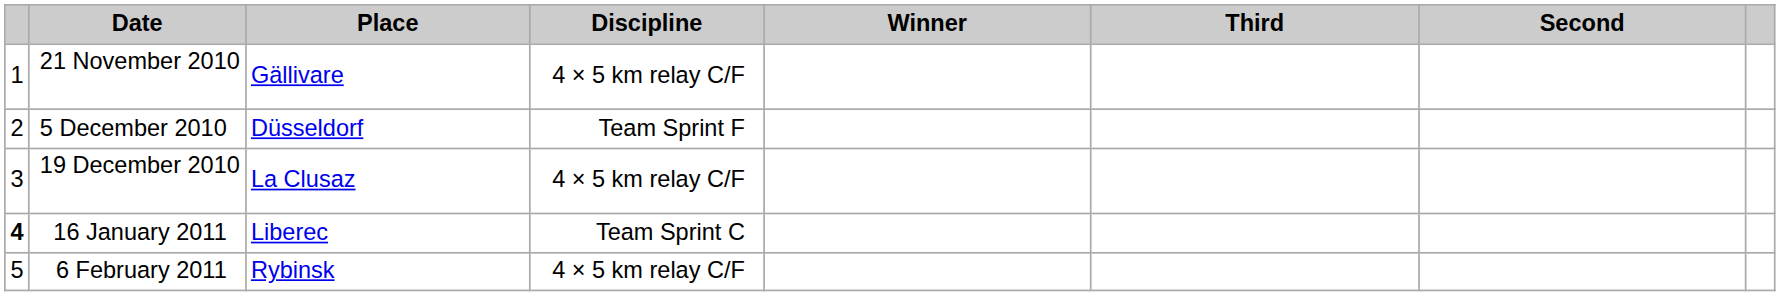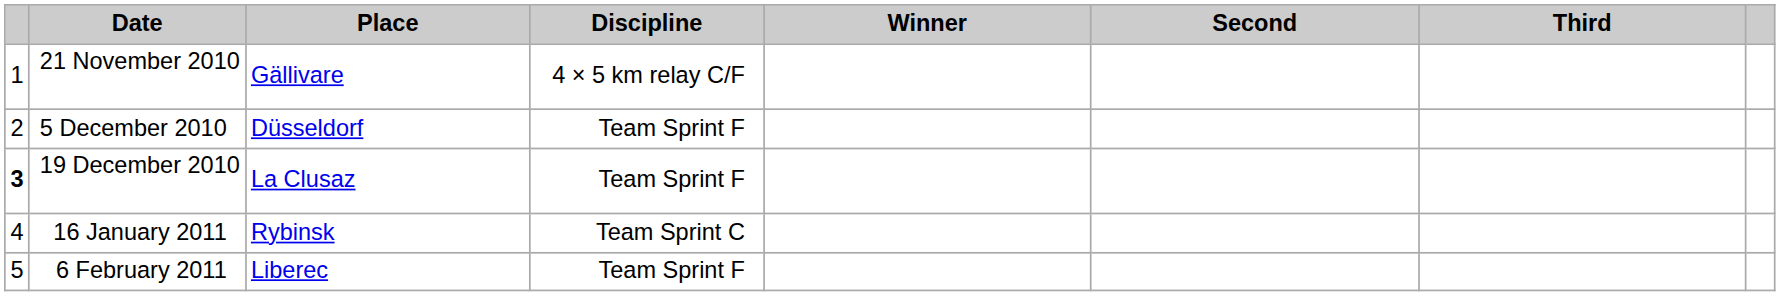columns swapped: (1582, 23) <-> (1255, 23)
(17, 179) normal -> (17, 179) bold
(655, 179) 4 × 5 km relay C/F -> (678, 179) Team Sprint F
(17, 232) bold -> (17, 232) normal
(290, 232) Liberec -> (293, 232) Rybinsk
(293, 270) Rybinsk -> (290, 270) Liberec
(655, 270) 4 × 5 km relay C/F -> (678, 270) Team Sprint F
